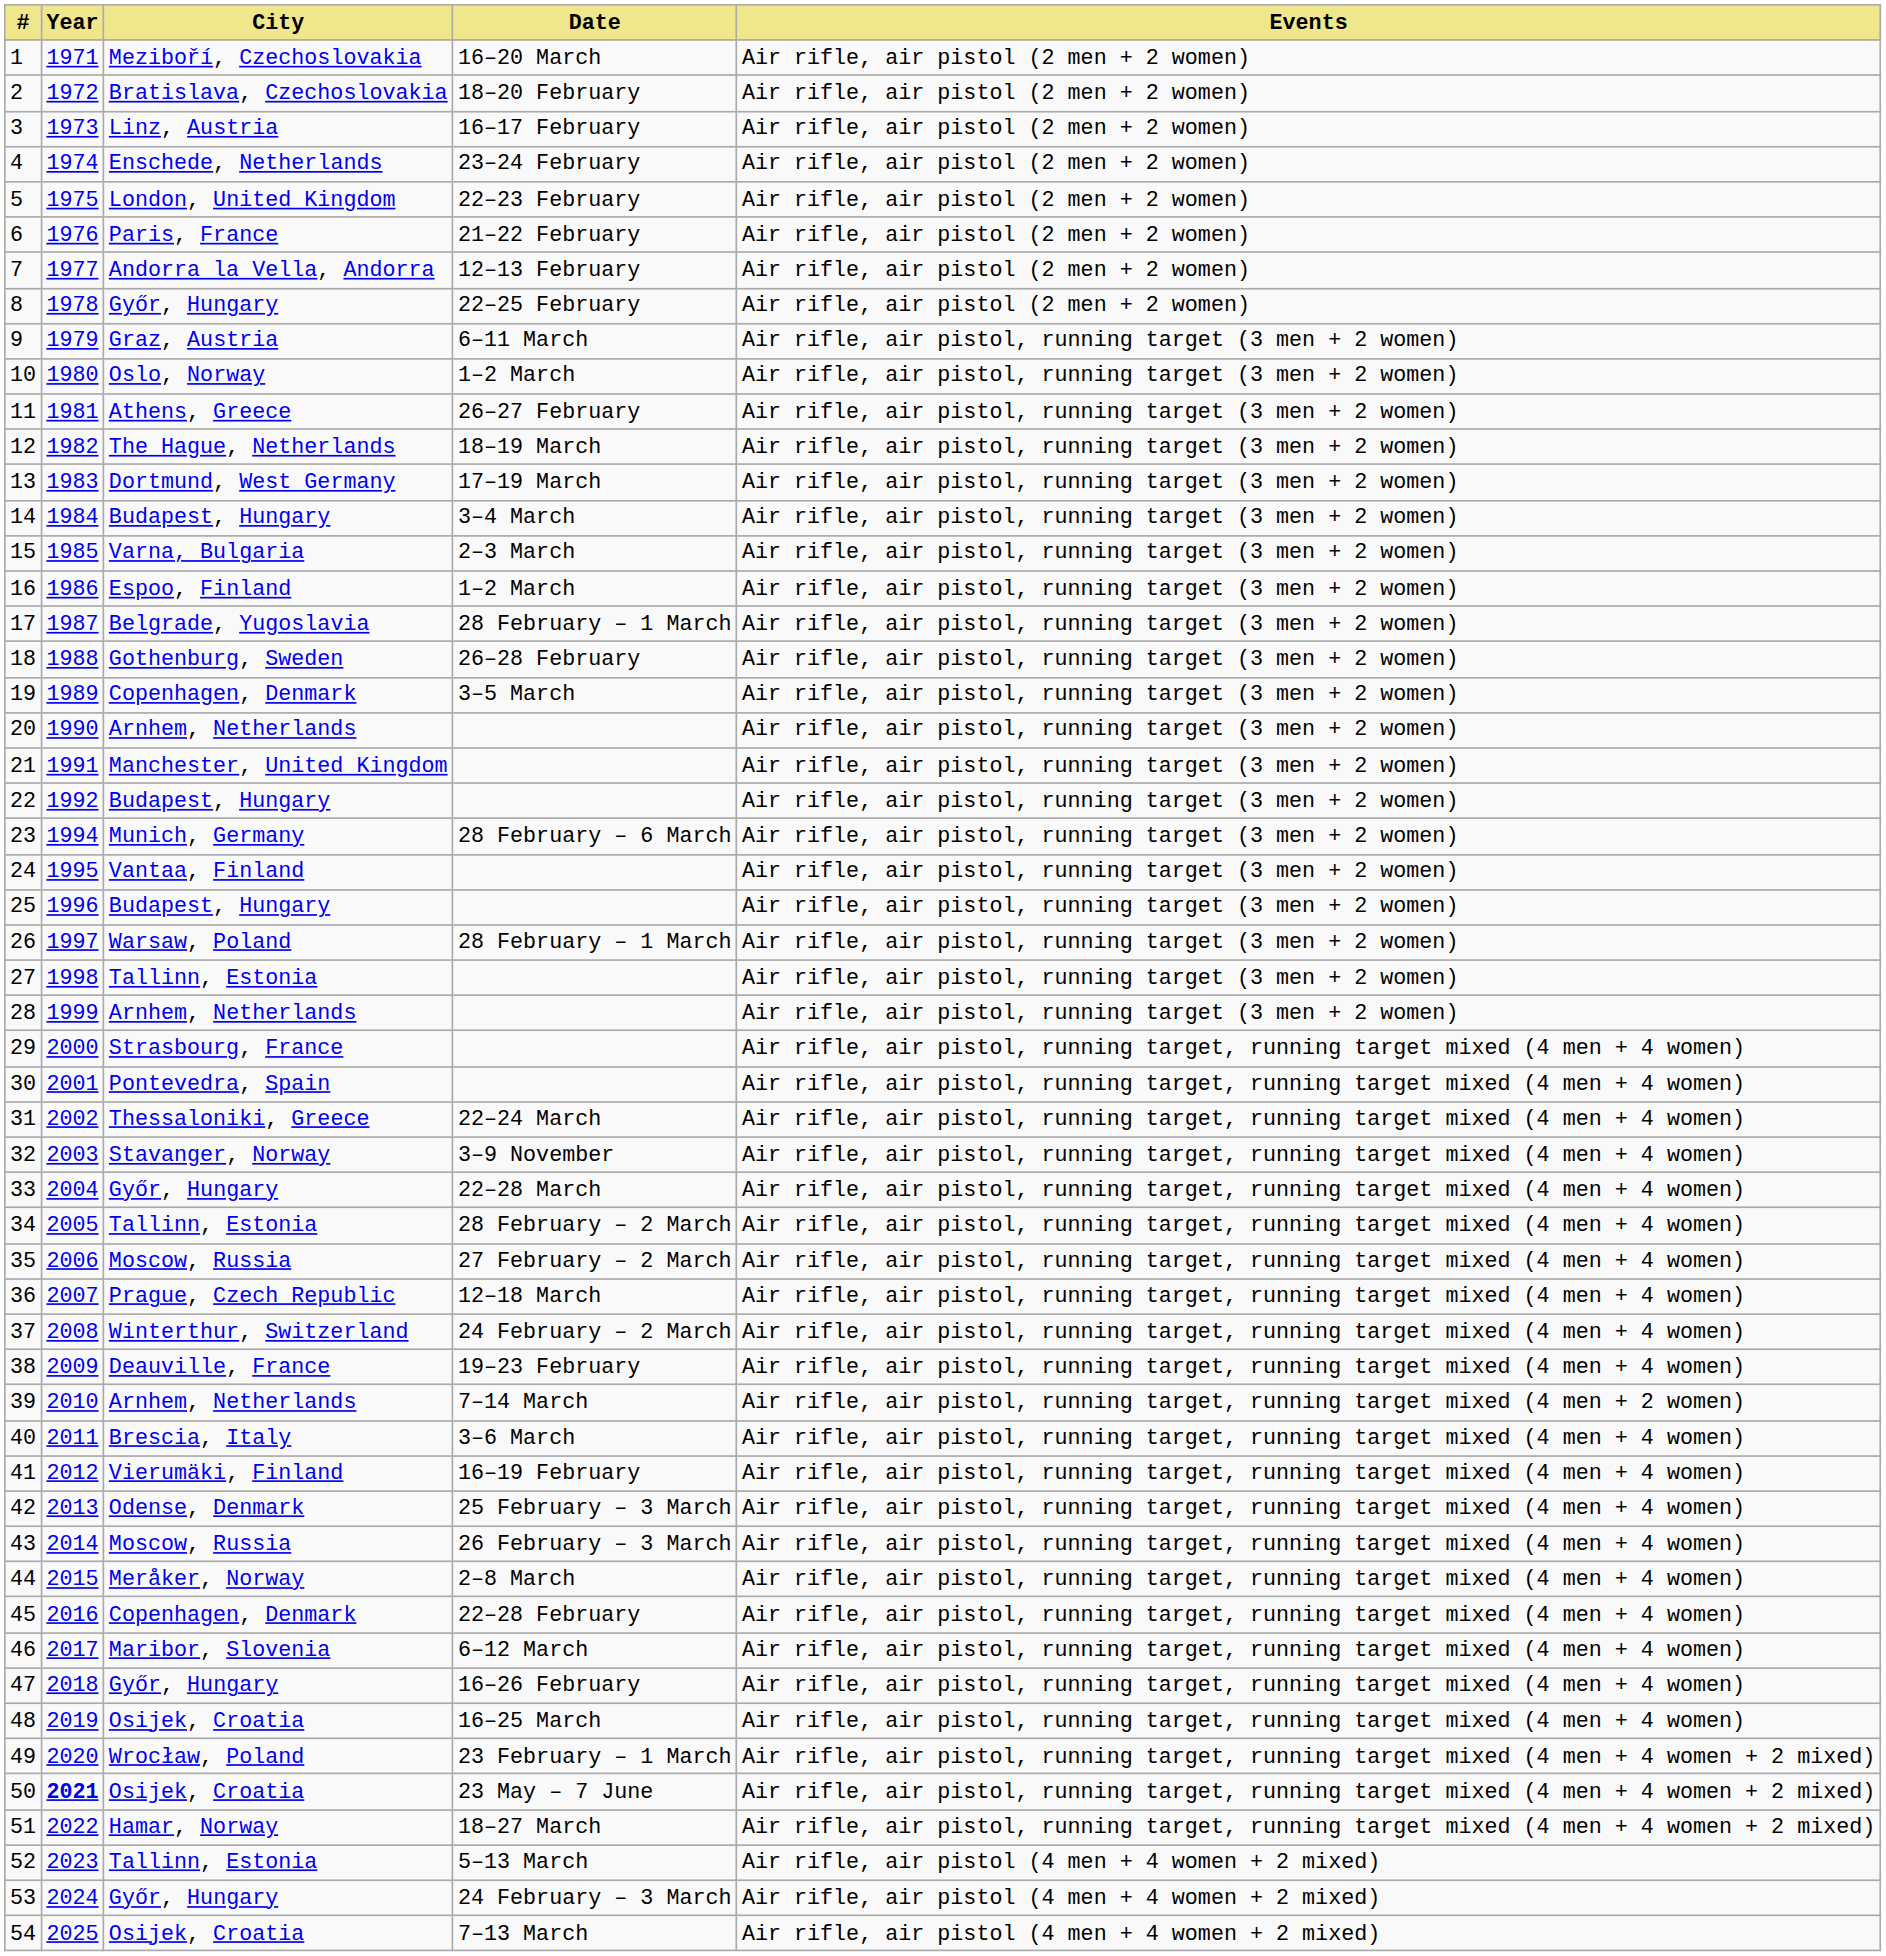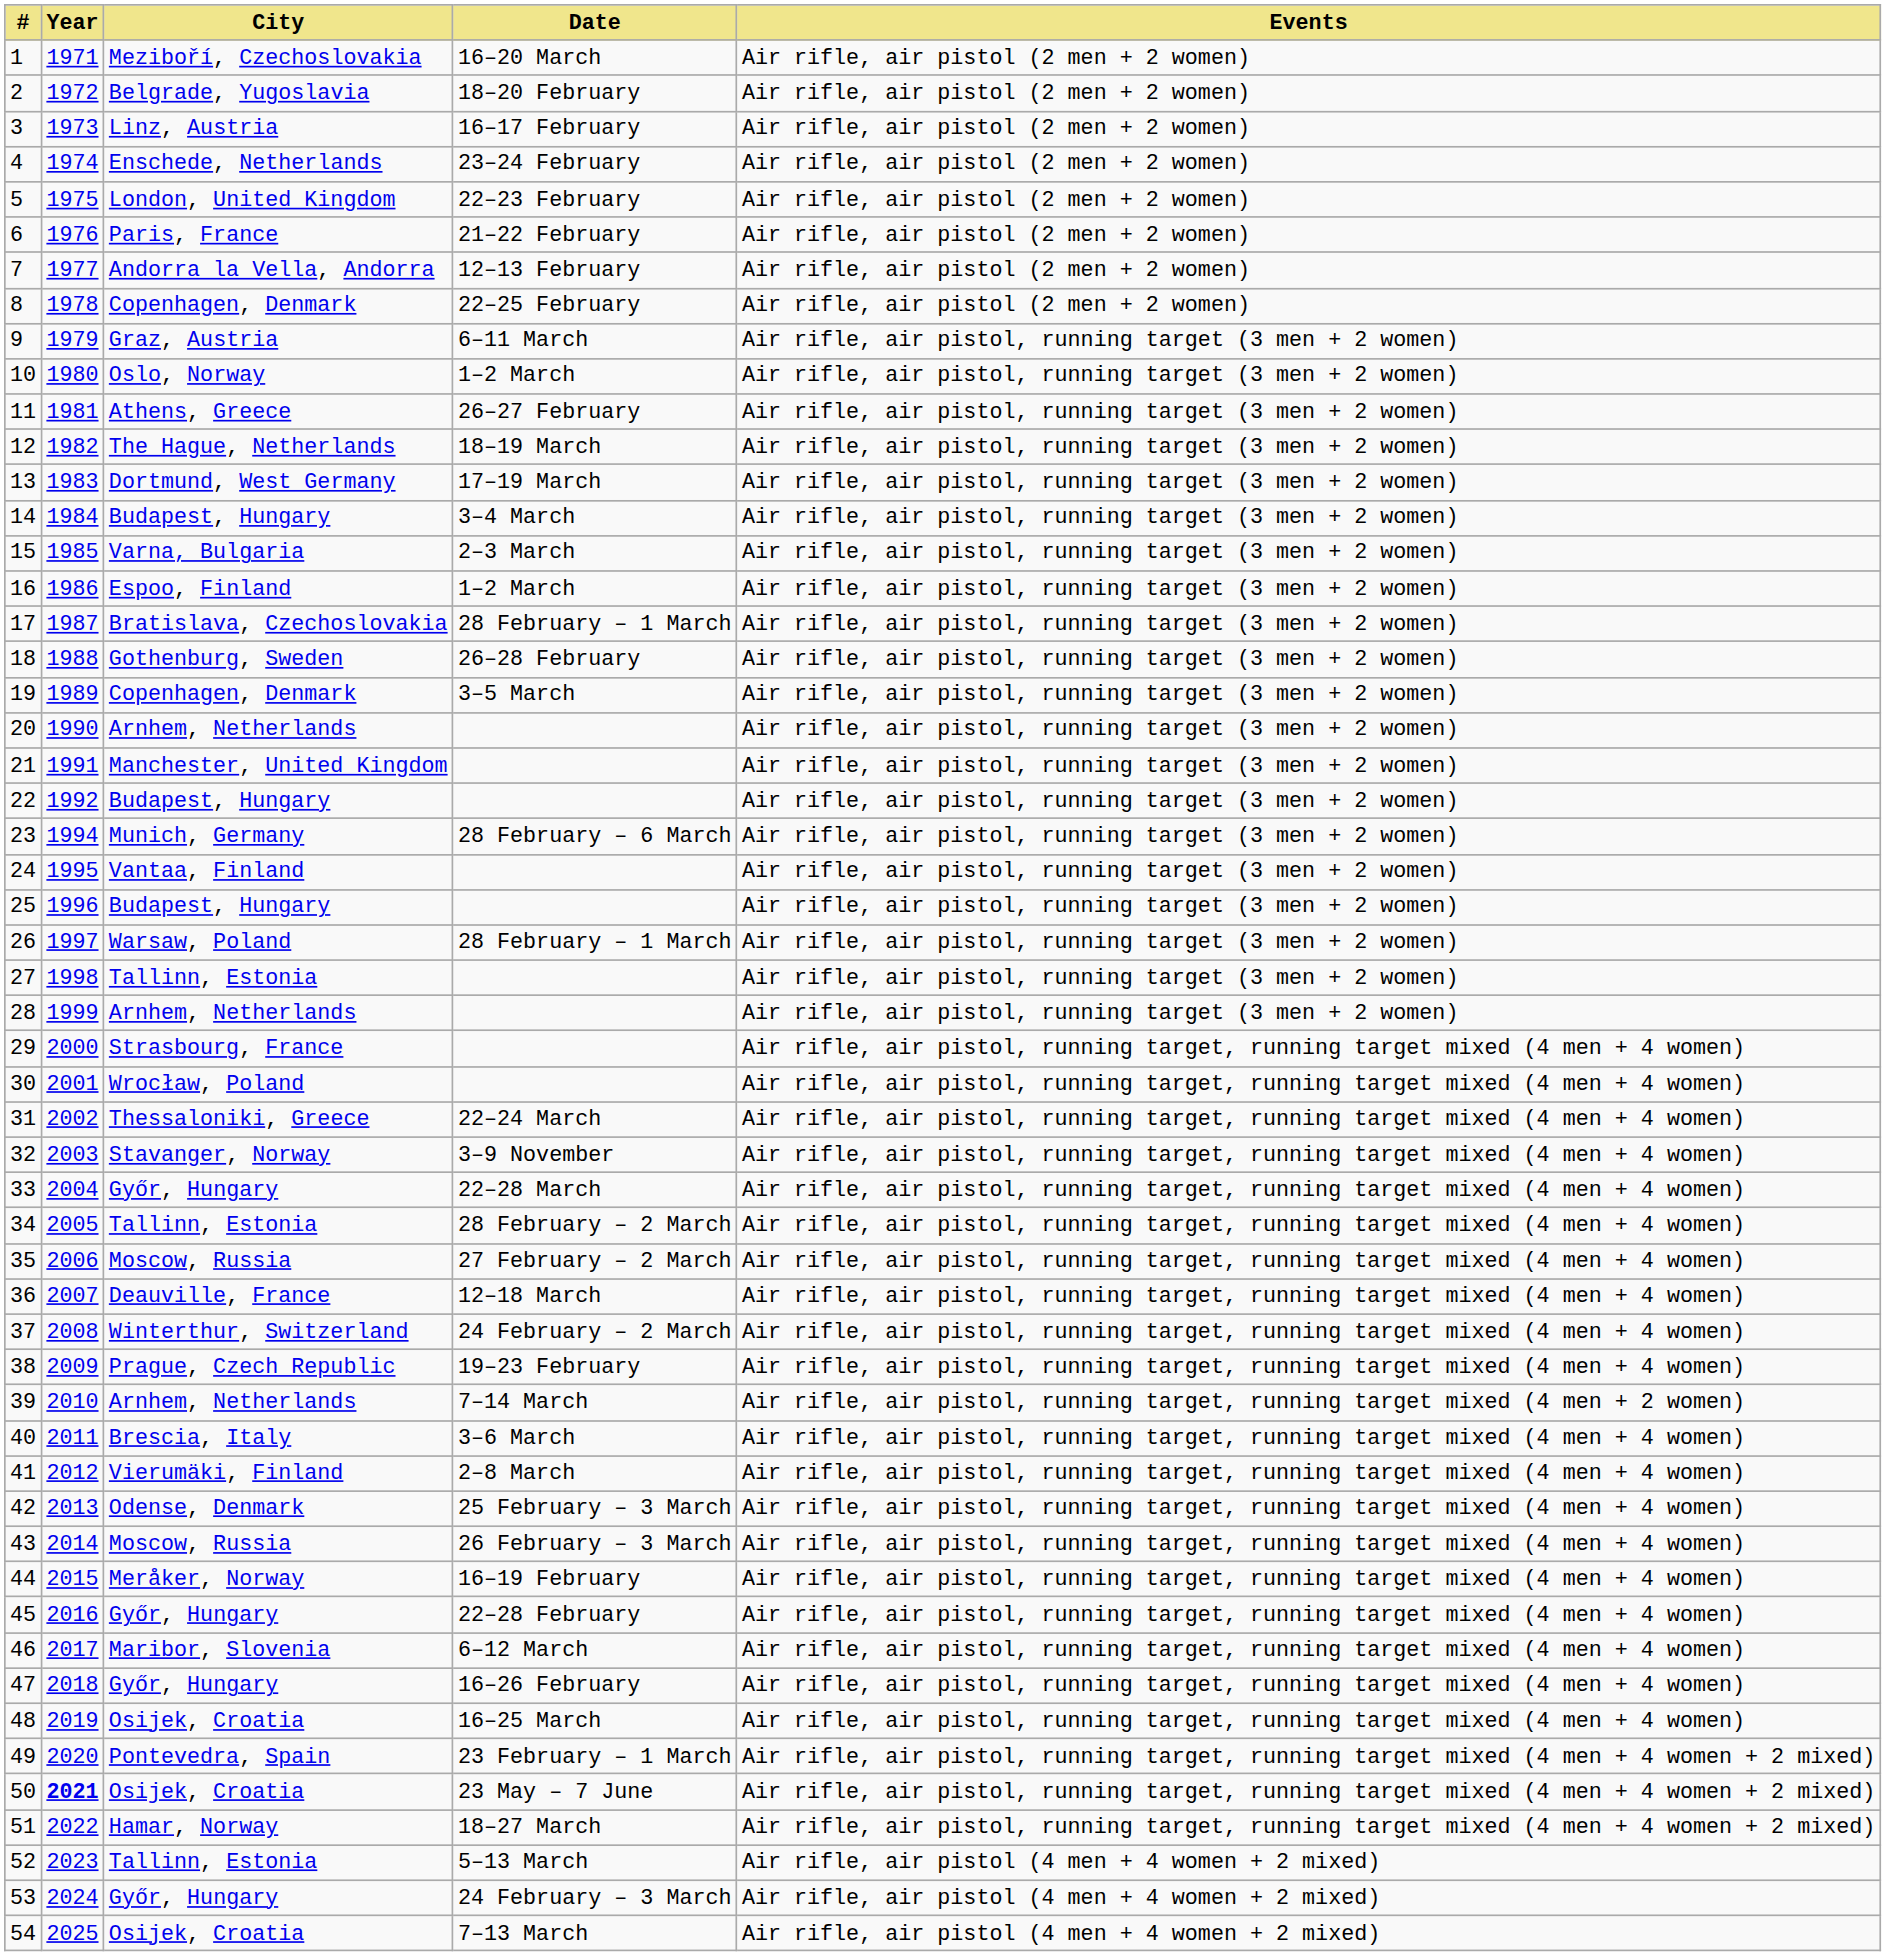(278, 93) Bratislava, Czechoslovakia -> (239, 93) Belgrade, Yugoslavia
(194, 306) Győr, Hungary -> (233, 306) Copenhagen, Denmark
(239, 624) Belgrade, Yugoslavia -> (278, 624) Bratislava, Czechoslovakia
(220, 1084) Pontevedra, Spain -> (207, 1084) Wrocław, Poland
(252, 1296) Prague, Czech Republic -> (220, 1296) Deauville, France
(220, 1367) Deauville, France -> (252, 1367) Prague, Czech Republic
(549, 1473) 16–19 February -> (517, 1473) 2–8 March
(517, 1579) 2–8 March -> (549, 1579) 16–19 February
(233, 1615) Copenhagen, Denmark -> (194, 1615) Győr, Hungary
(207, 1756) Wrocław, Poland -> (220, 1756) Pontevedra, Spain
